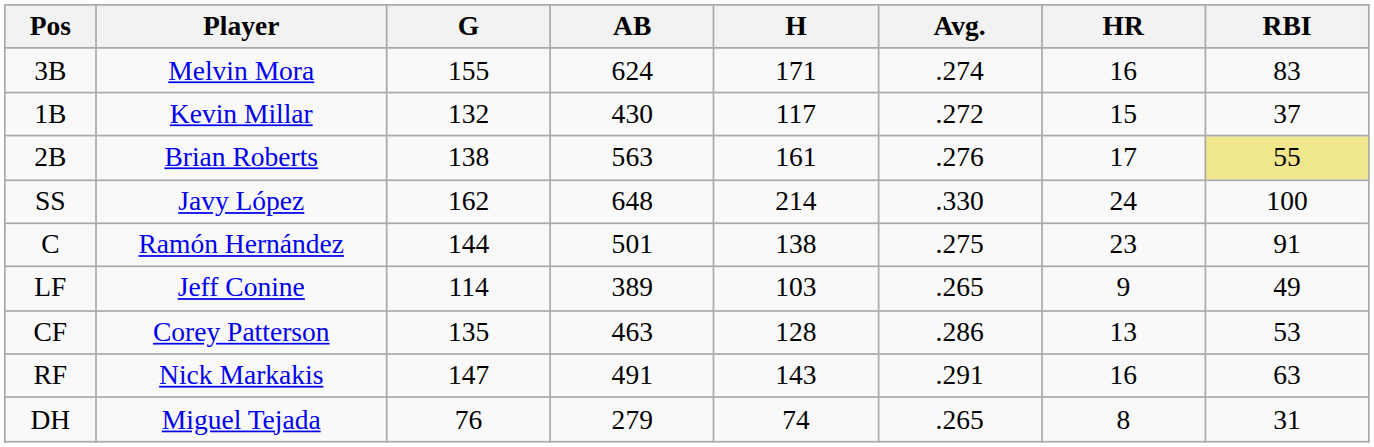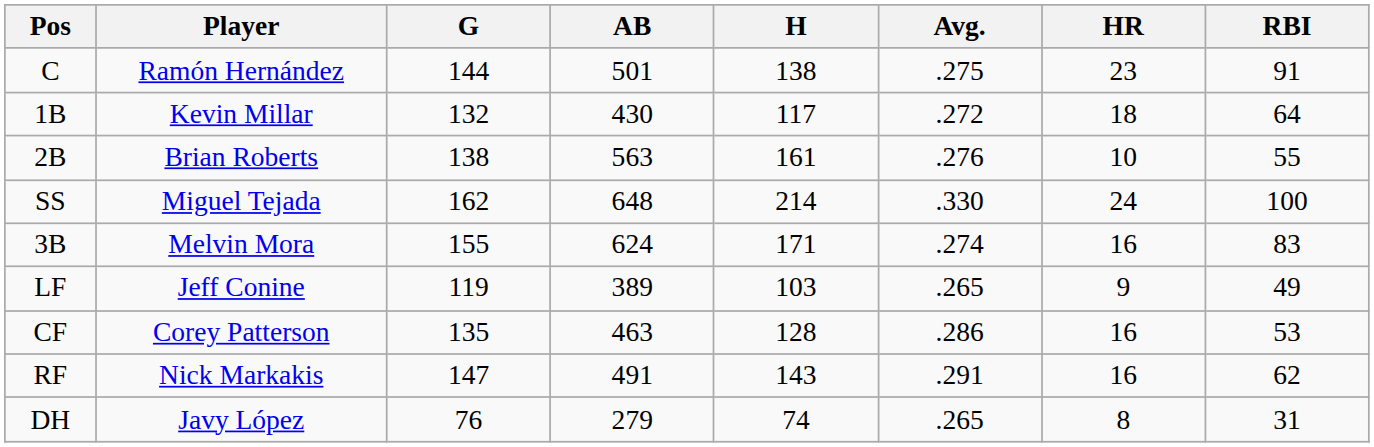rows swapped: (50, 244) <-> (50, 69)
(1123, 113) 15 -> (1123, 113) 18
(1287, 113) 37 -> (1287, 113) 64
(1123, 157) 17 -> (1123, 157) 10
(1287, 157) khaki background -> (1287, 157) no background
(241, 200) Javy López -> (241, 200) Miguel Tejada
(469, 288) 114 -> (469, 288) 119
(1123, 331) 13 -> (1123, 331) 16
(1287, 375) 63 -> (1287, 375) 62
(241, 419) Miguel Tejada -> (241, 419) Javy López
